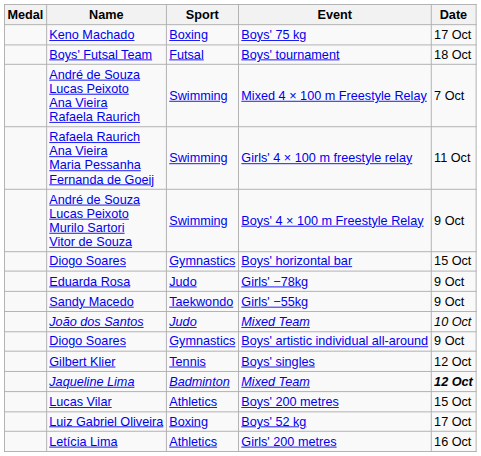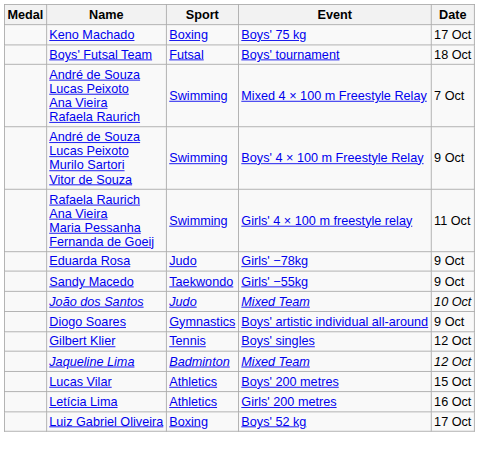rows swapped: (95, 221) <-> (102, 158)
- row: (88, 262)
(453, 382) bold -> (453, 362) normal
rows swapped: (83, 442) <-> (106, 422)
